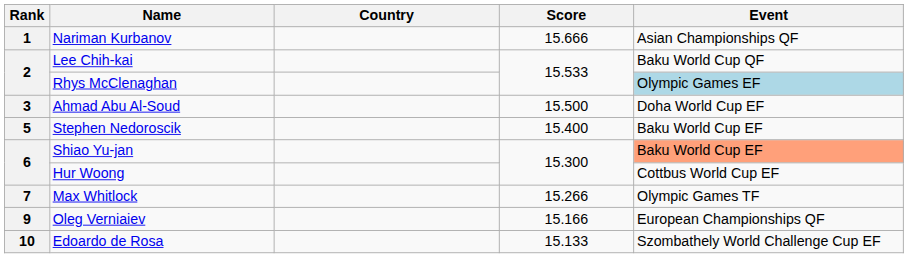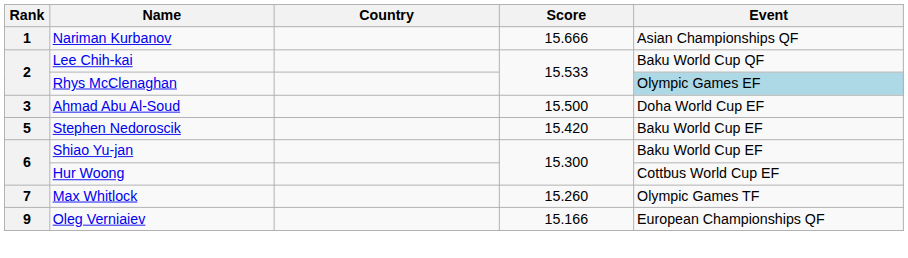(566, 128) 15.400 -> (566, 128) 15.420
(700, 151) lightsalmon background -> (700, 151) no background
(566, 196) 15.266 -> (566, 196) 15.260
- row: (108, 241)
